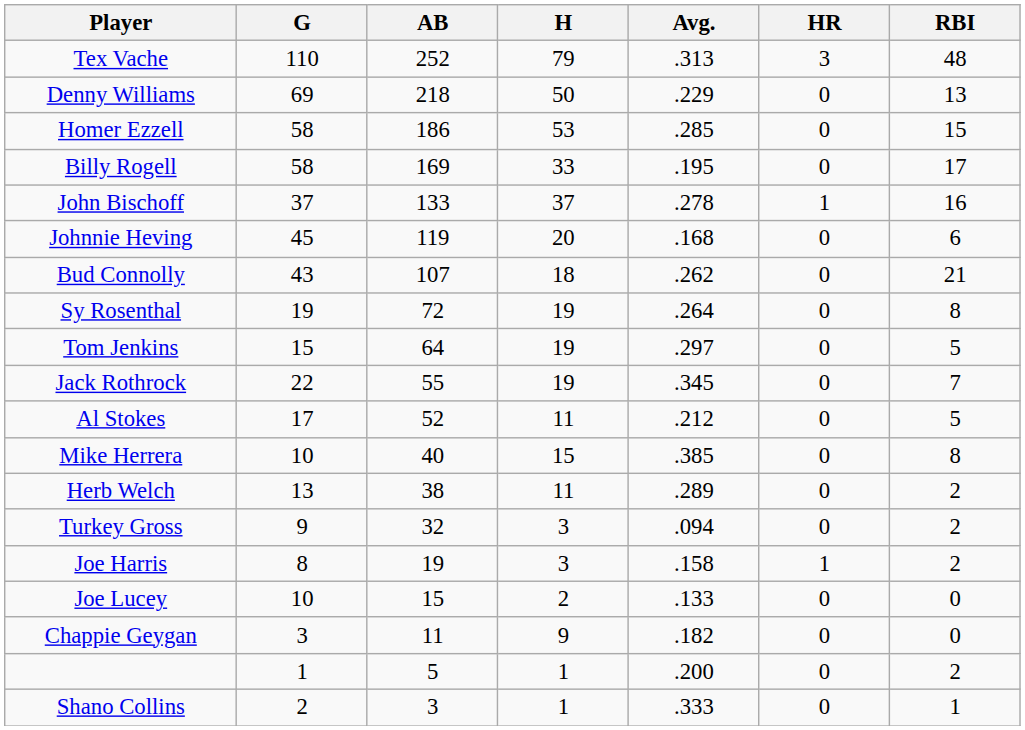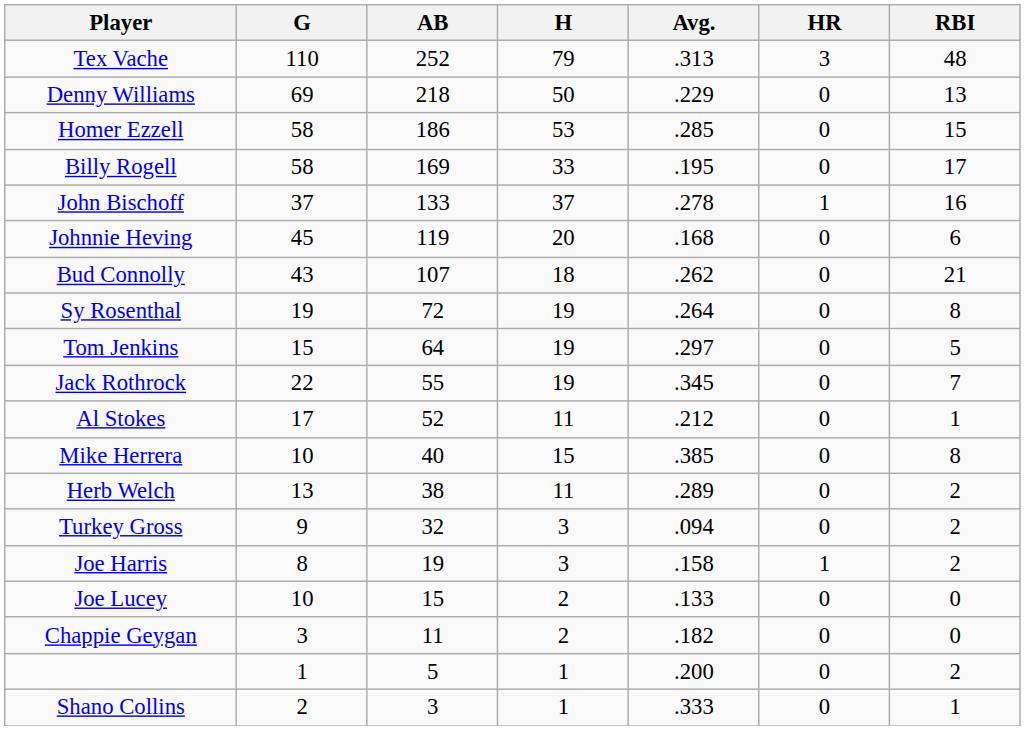(955, 418) 5 -> (955, 418) 1
(563, 635) 9 -> (563, 635) 2
